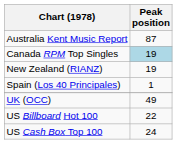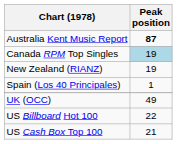(151, 38) normal -> (151, 38) bold
(151, 131) 24 -> (151, 131) 21
